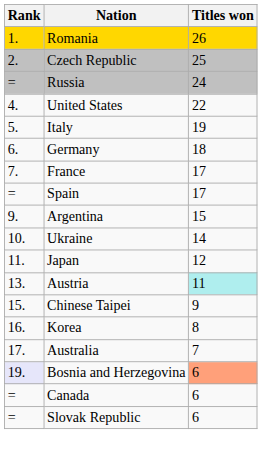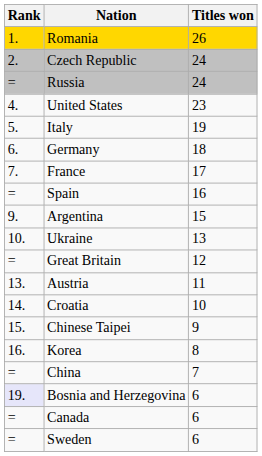(199, 60) 25 -> (199, 60) 24
(199, 104) 22 -> (199, 104) 23
(199, 194) 17 -> (199, 194) 16
(199, 238) 14 -> (199, 238) 13
- row: (63, 261)
+ row: (84, 261)
(199, 283) paleturquoise background -> (199, 283) no background
+ row: (68, 305)
- row: (73, 350)
+ row: (64, 372)
(195, 372) lightsalmon background -> (195, 395) no background
- row: (94, 417)
+ row: (69, 439)
